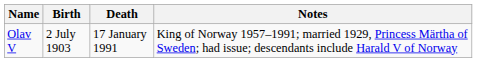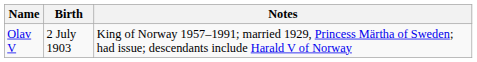- column: (122, 14)
